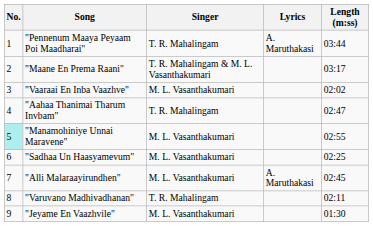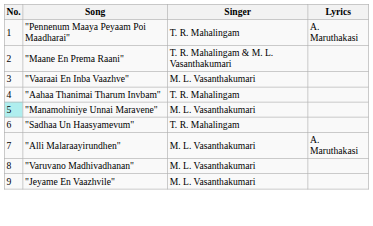- column: (345, 17)
(192, 157) M. L. Vasanthakumari -> (205, 125) T. R. Mahalingam
(184, 198) T. R. Mahalingam -> (213, 166) M. L. Vasanthakumari
